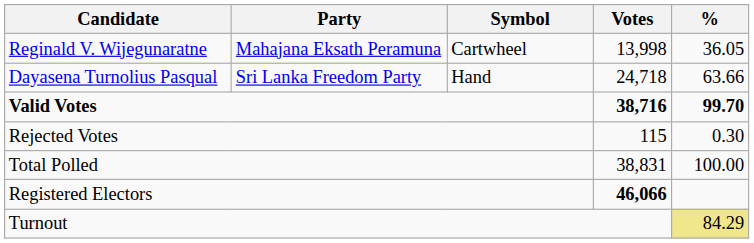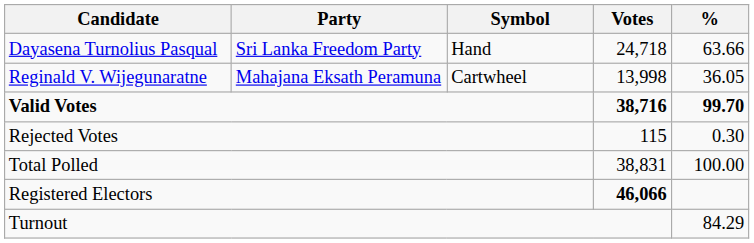rows swapped: (113, 77) <-> (108, 48)
(724, 223) khaki background -> (724, 223) no background
